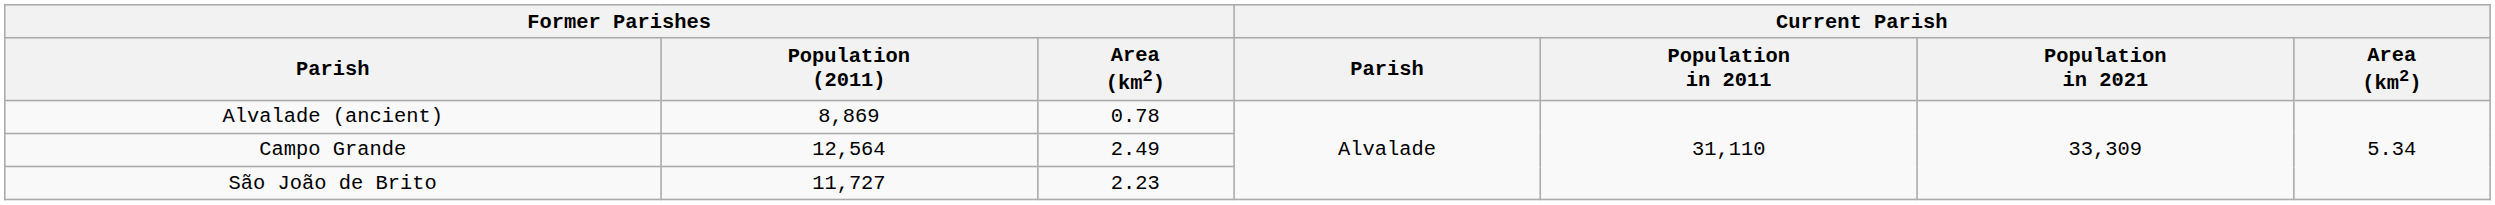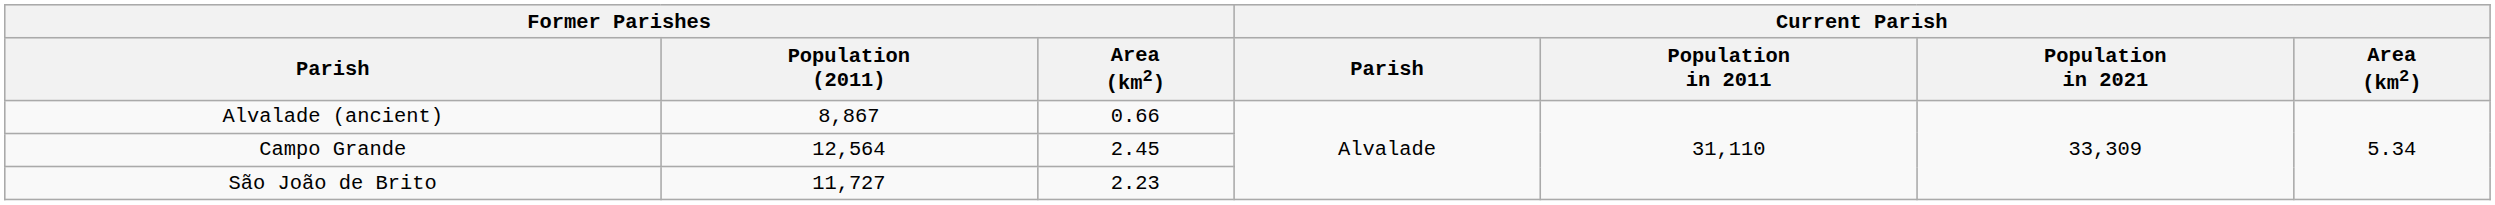(849, 117) 8,869 -> (849, 117) 8,867
(1135, 117) 0.78 -> (1135, 117) 0.66
(1135, 150) 2.49 -> (1135, 150) 2.45
